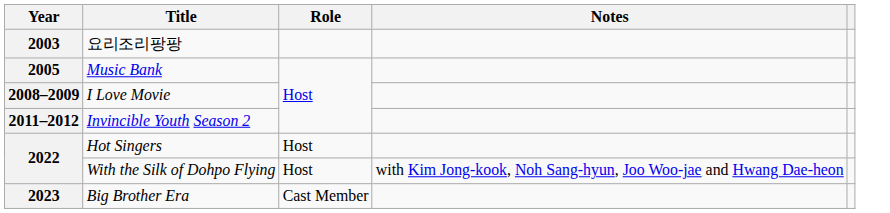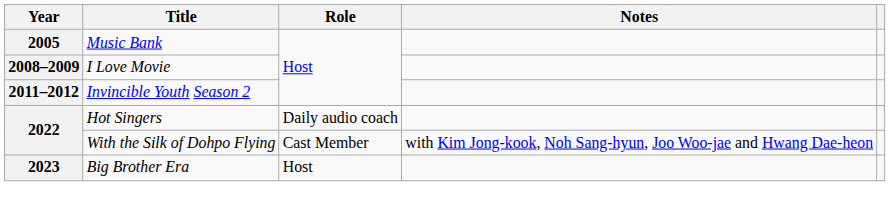- row: (134, 43)
(298, 145) Host -> (340, 117) Daily audio coach
(298, 170) Host -> (326, 142) Cast Member
(326, 195) Cast Member -> (298, 167) Host
